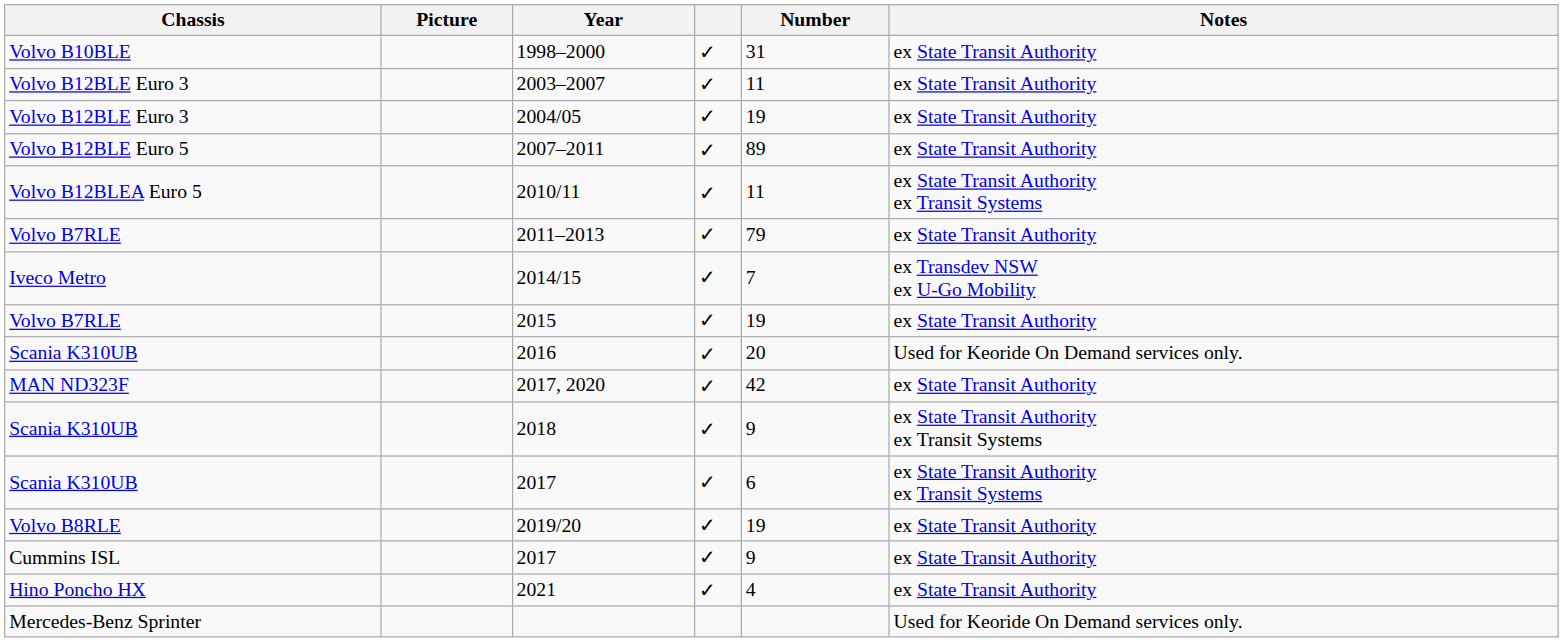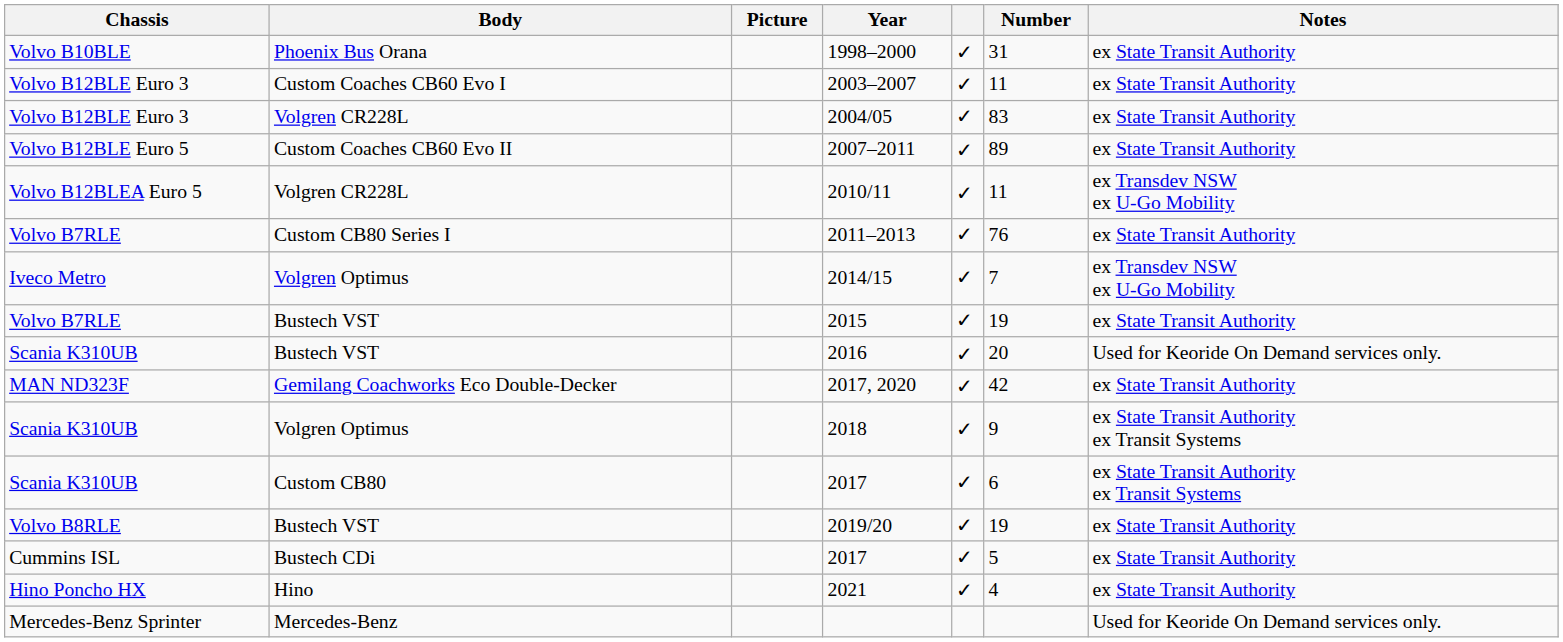+ column: (500, 20)
(756, 116) 19 -> (998, 116) 83
(995, 192) ex State Transit Authority ex Transit Systems -> (1165, 192) ex Transdev NSW ex U-Go Mobility
(756, 235) 79 -> (998, 235) 76
(751, 557) 9 -> (994, 557) 5
